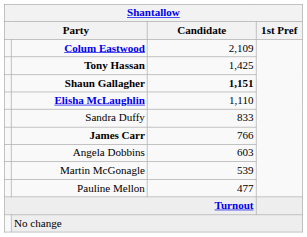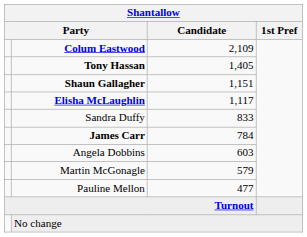(241, 65) 1,425 -> (241, 65) 1,405
(241, 83) bold -> (241, 83) normal
(241, 100) 1,110 -> (241, 100) 1,117
(245, 135) 766 -> (245, 135) 784
(245, 170) 539 -> (245, 170) 579
